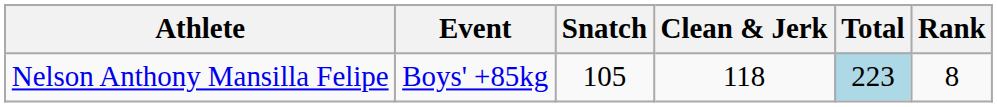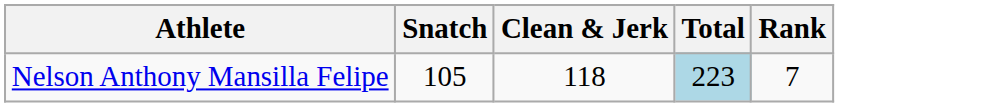- column: (475, 28)
(952, 76) 8 -> (792, 76) 7
